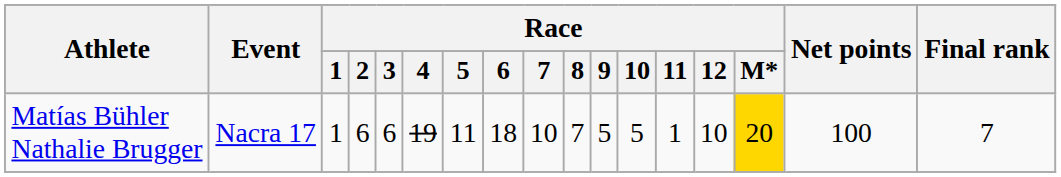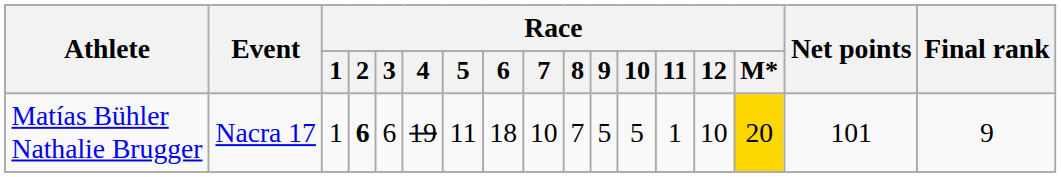(363, 132) normal -> (363, 132) bold
(851, 132) 100 -> (851, 132) 101
(987, 132) 7 -> (987, 132) 9
